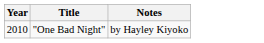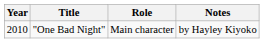+ column: (142, 12)
